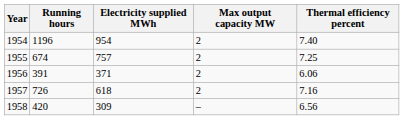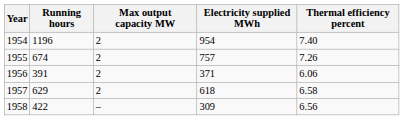columns swapped: (245, 18) <-> (143, 18)
(308, 57) 7.25 -> (308, 57) 7.26
(40, 90) 726 -> (40, 90) 629
(308, 90) 7.16 -> (308, 90) 6.58
(40, 106) 420 -> (40, 106) 422
